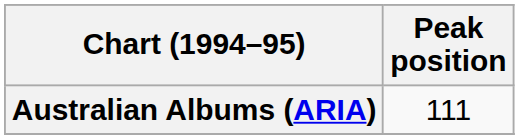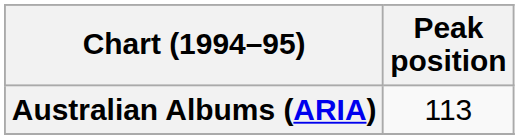(448, 109) 111 -> (448, 109) 113
